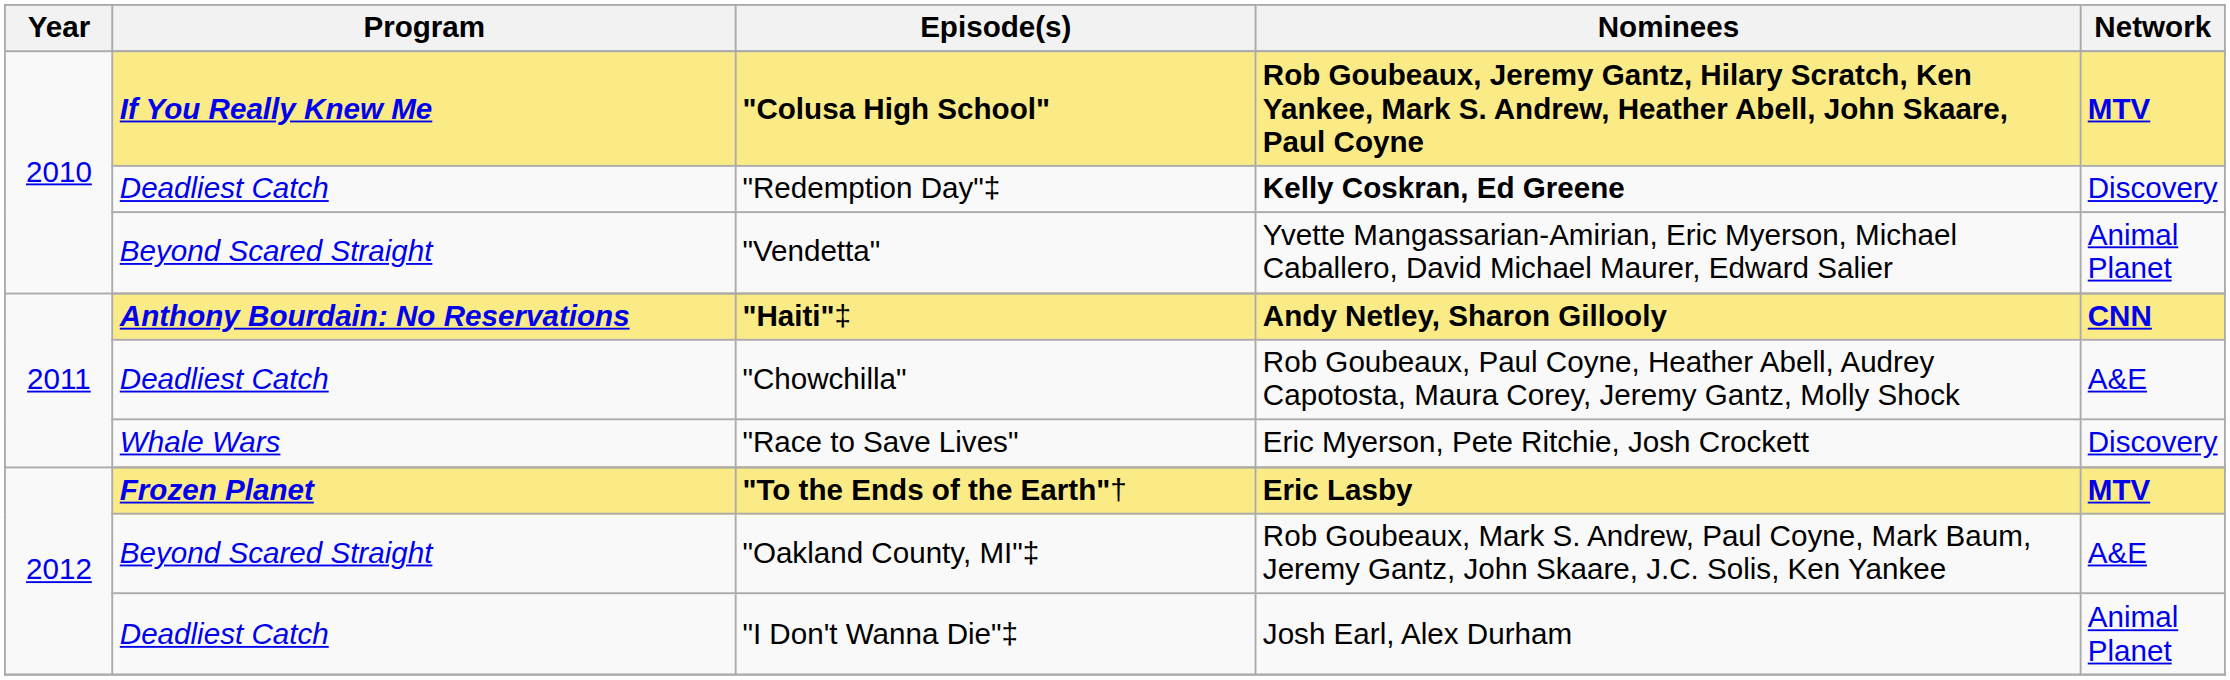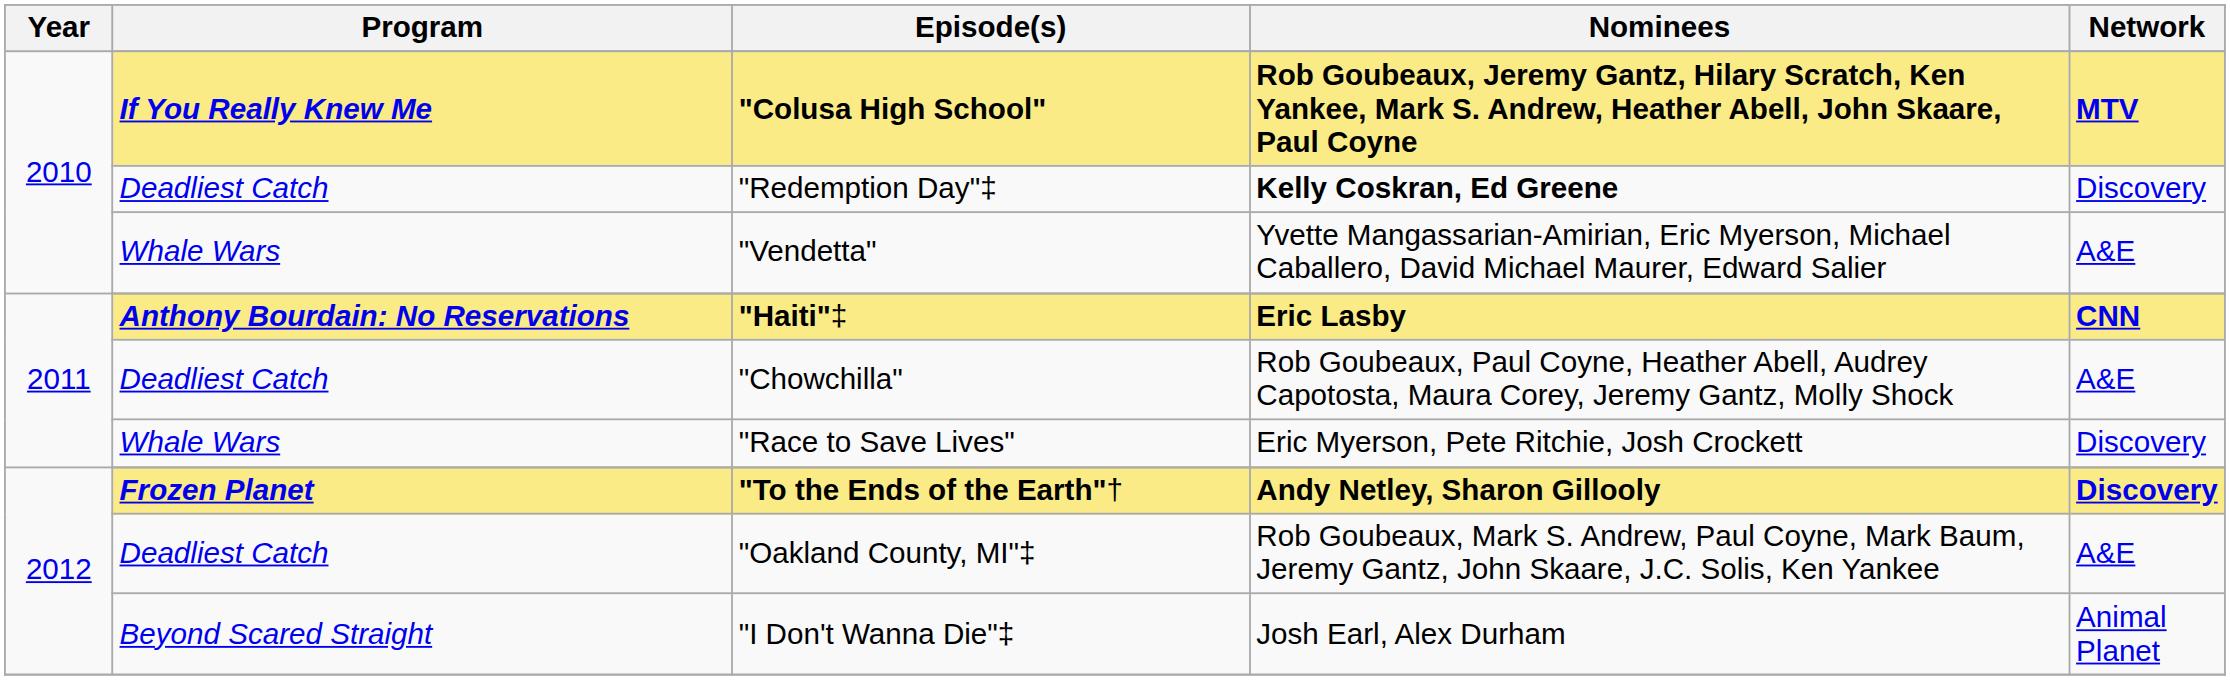(276, 252) Beyond Scared Straight -> (200, 252) Whale Wars
(2133, 252) Animal Planet -> (2106, 252) A&E
(1465, 315) Andy Netley, Sharon Gillooly -> (1331, 315) Eric Lasby
(1338, 489) Eric Lasby -> (1458, 489) Andy Netley, Sharon Gillooly
(2119, 489) MTV -> (2147, 489) Discovery
(276, 553) Beyond Scared Straight -> (224, 553) Deadliest Catch
(224, 633) Deadliest Catch -> (276, 633) Beyond Scared Straight
